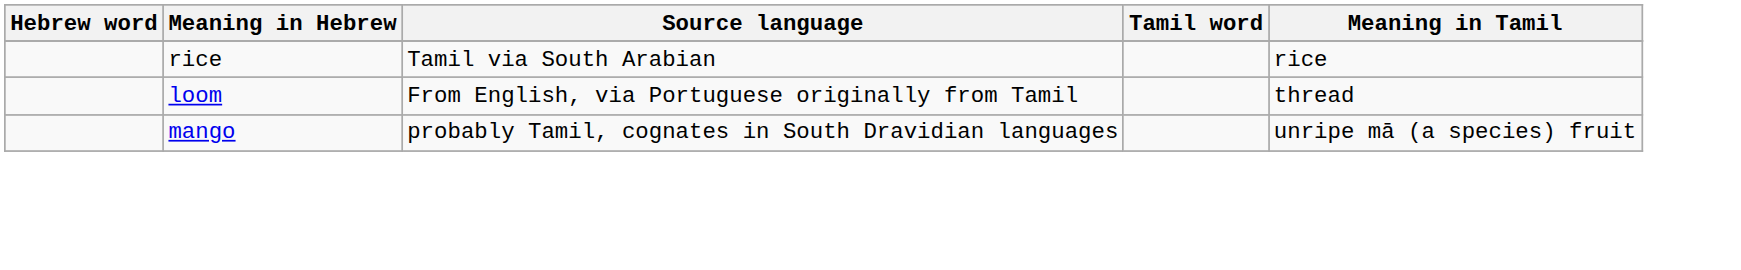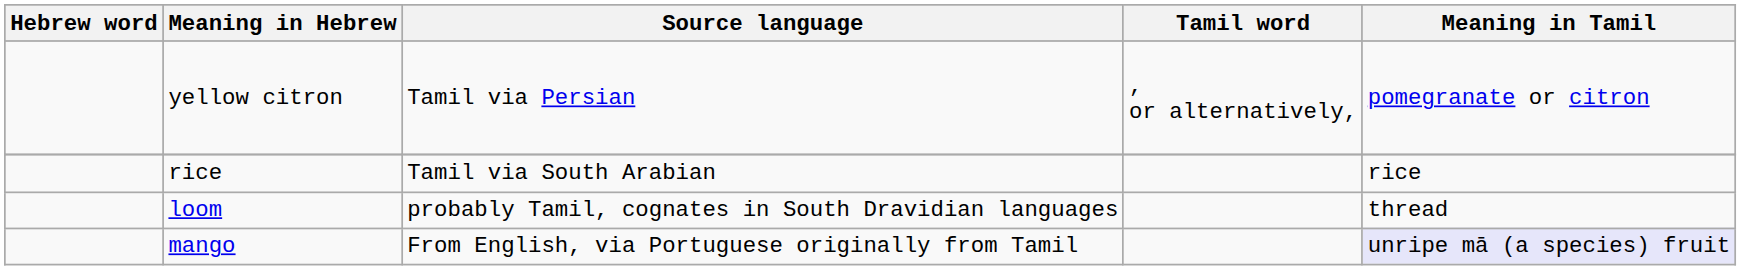+ row: (256, 98)
(743, 96) From English, via Portuguese originally from Tamil -> (763, 210) probably Tamil, cognates in South Dravidian languages
(763, 132) probably Tamil, cognates in South Dravidian languages -> (743, 246) From English, via Portuguese originally from Tamil
(1455, 132) no background -> (1549, 246) lavender background
